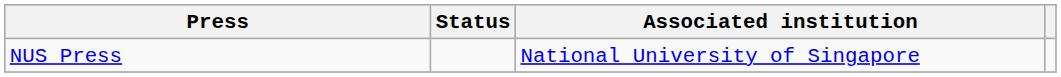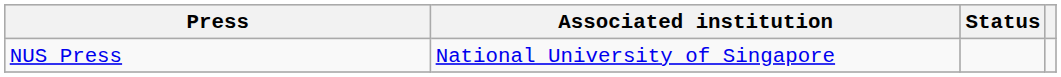columns swapped: (780, 22) <-> (473, 22)
